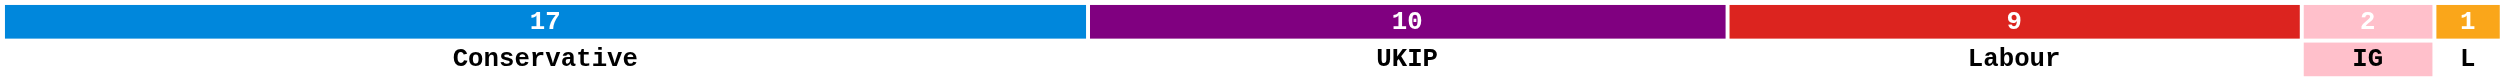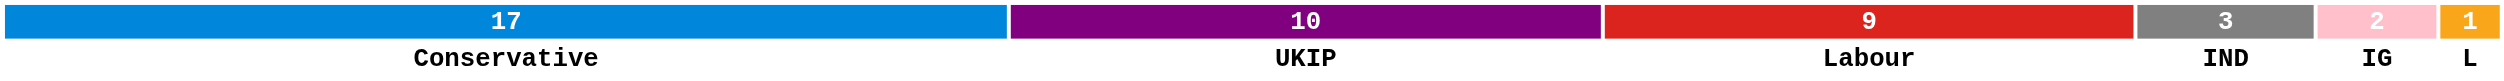+ column: (2226, 22)
(2368, 59) pink background -> (2377, 59) no background
